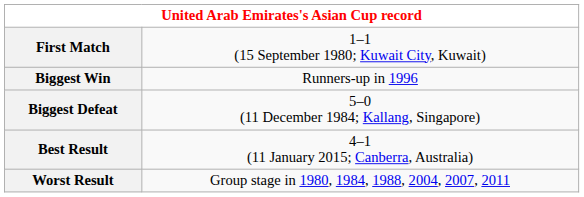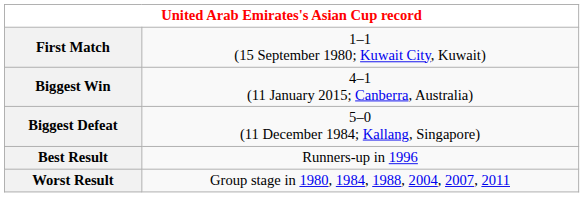(360, 78) Runners-up in 1996 -> (360, 86) 4–1 (11 January 2015; Canberra, Australia)
(360, 149) 4–1 (11 January 2015; Canberra, Australia) -> (360, 157) Runners-up in 1996
